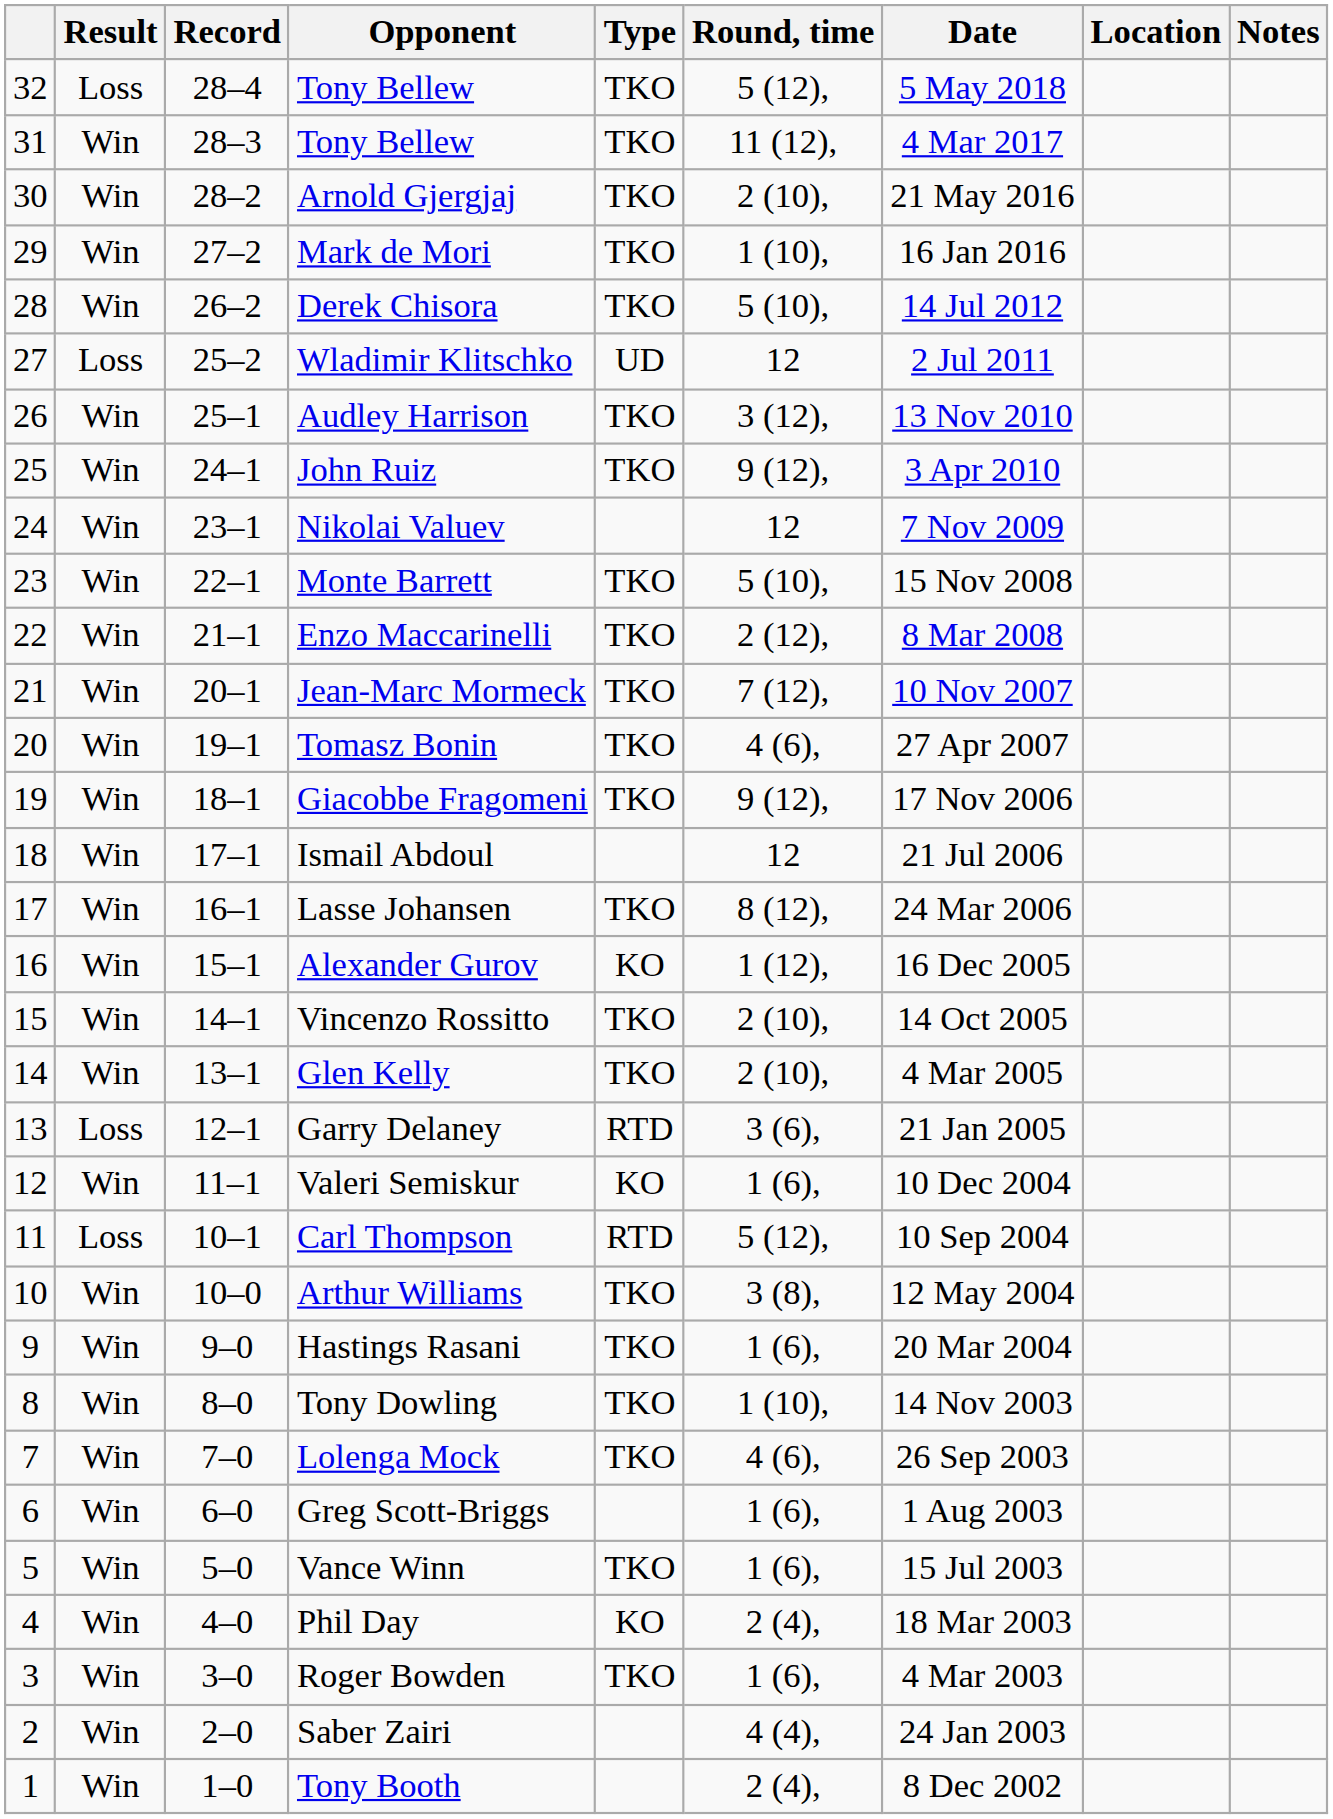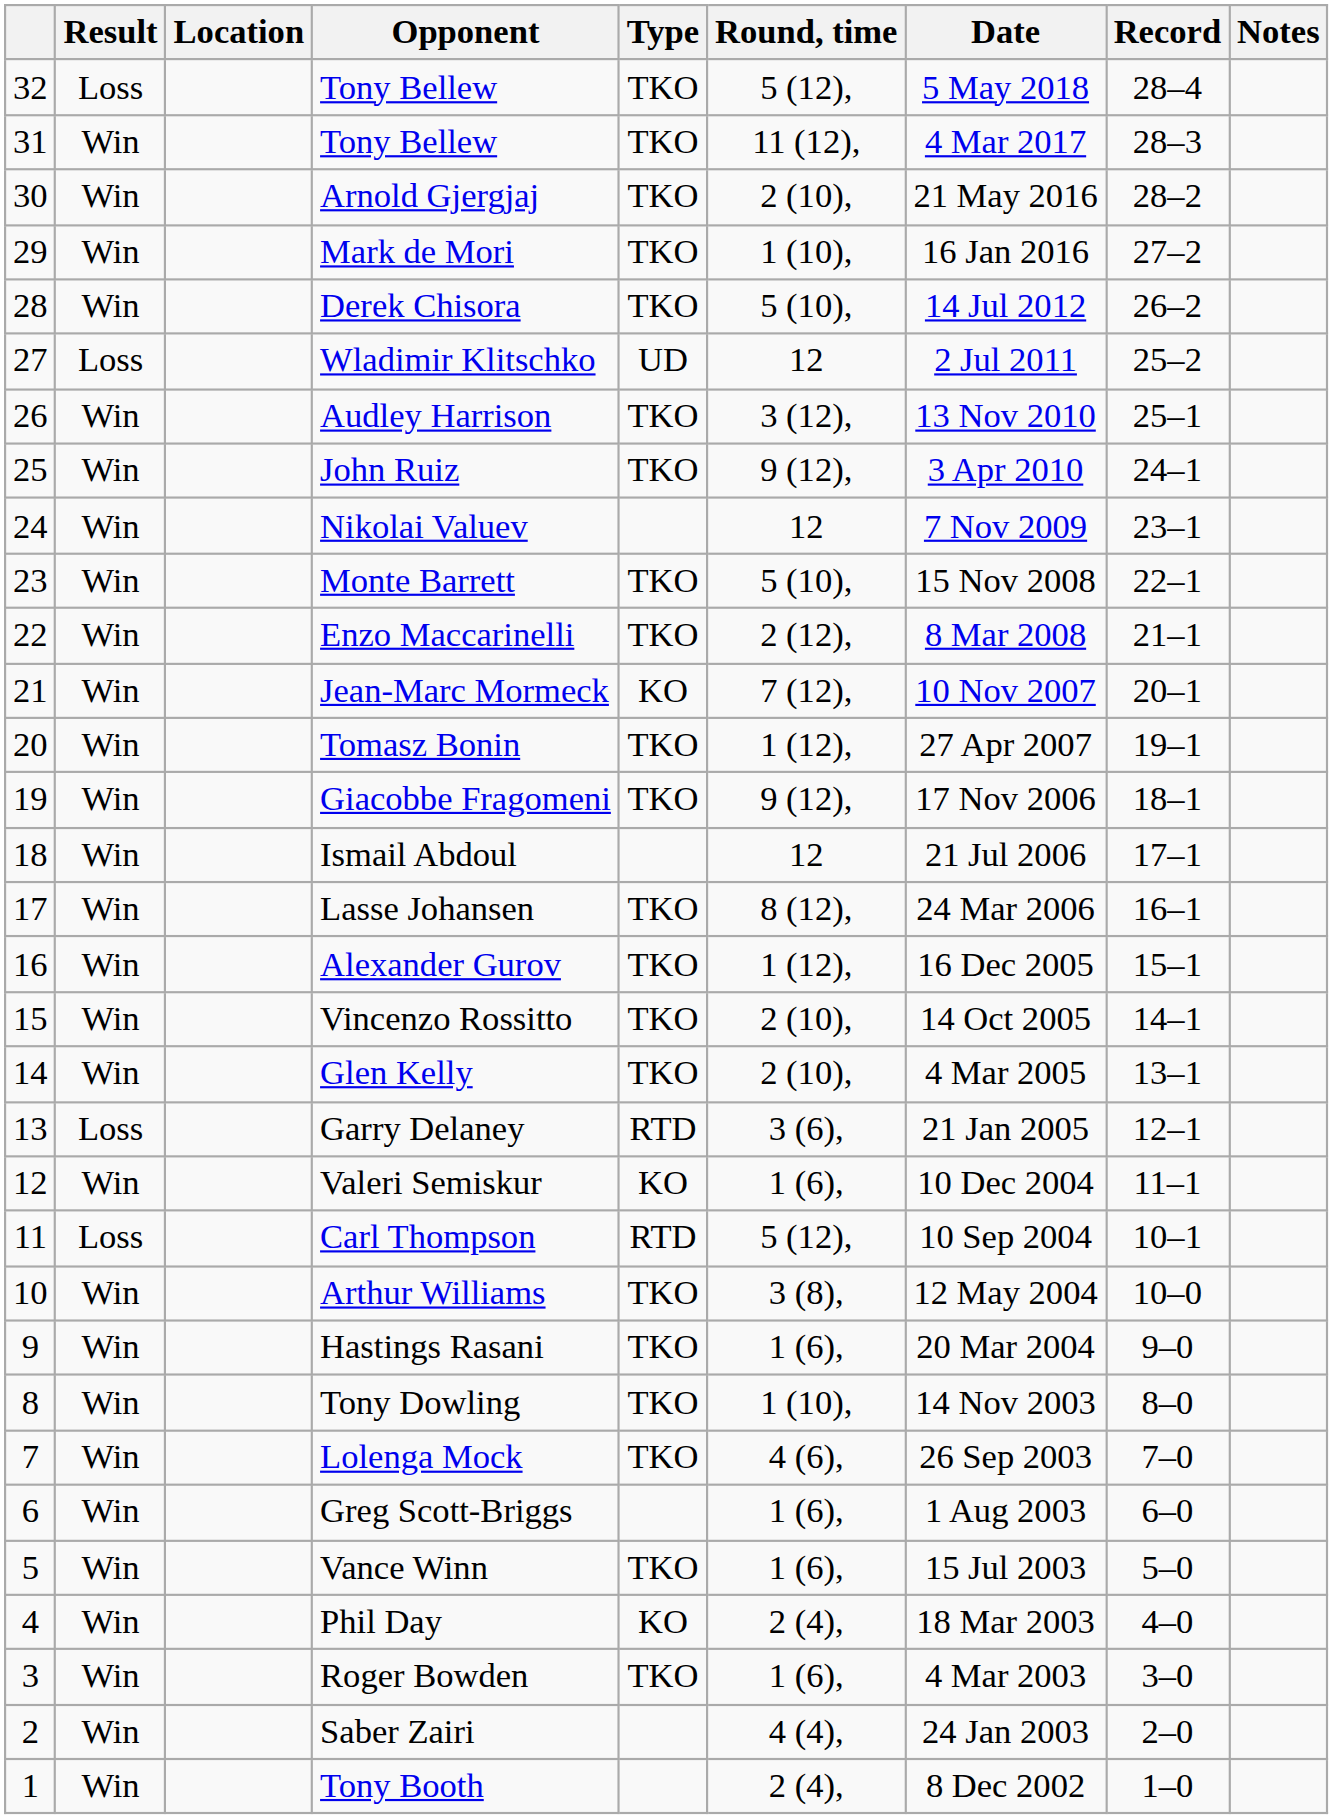columns swapped: (227, 31) <-> (1156, 31)
(640, 689) TKO -> (663, 689) KO
(783, 744) 4 (6), -> (806, 744) 1 (12),
(640, 963) KO -> (663, 963) TKO
